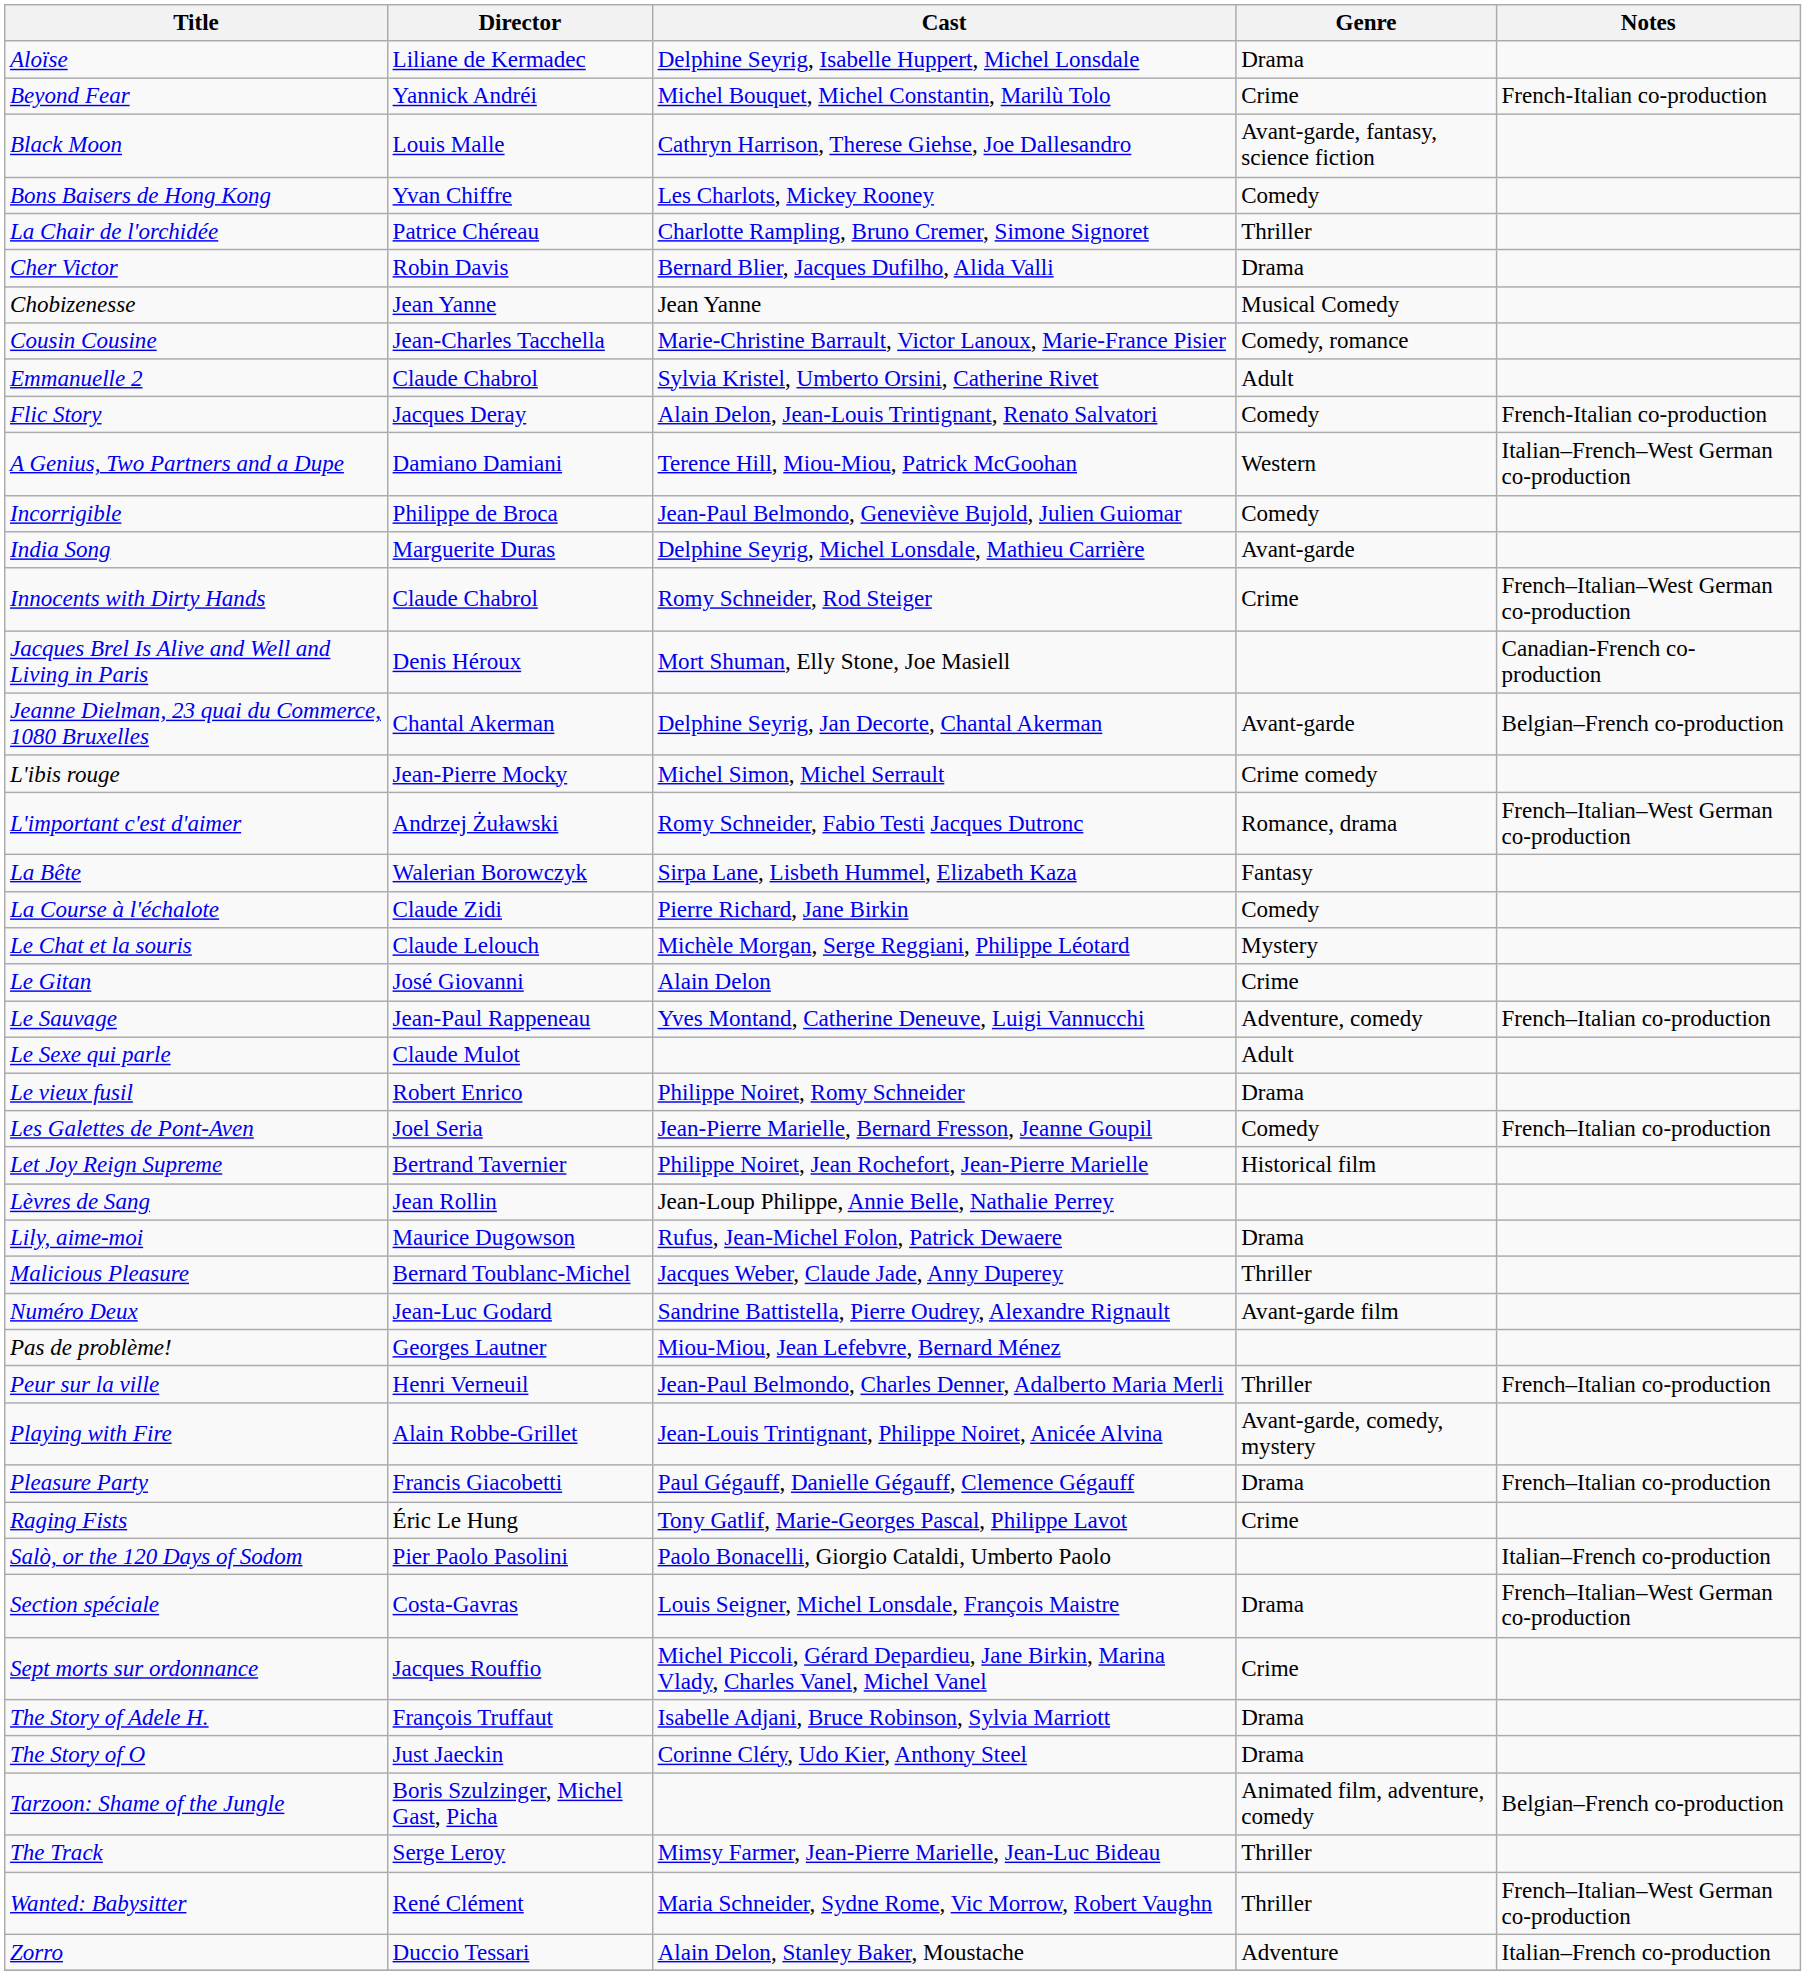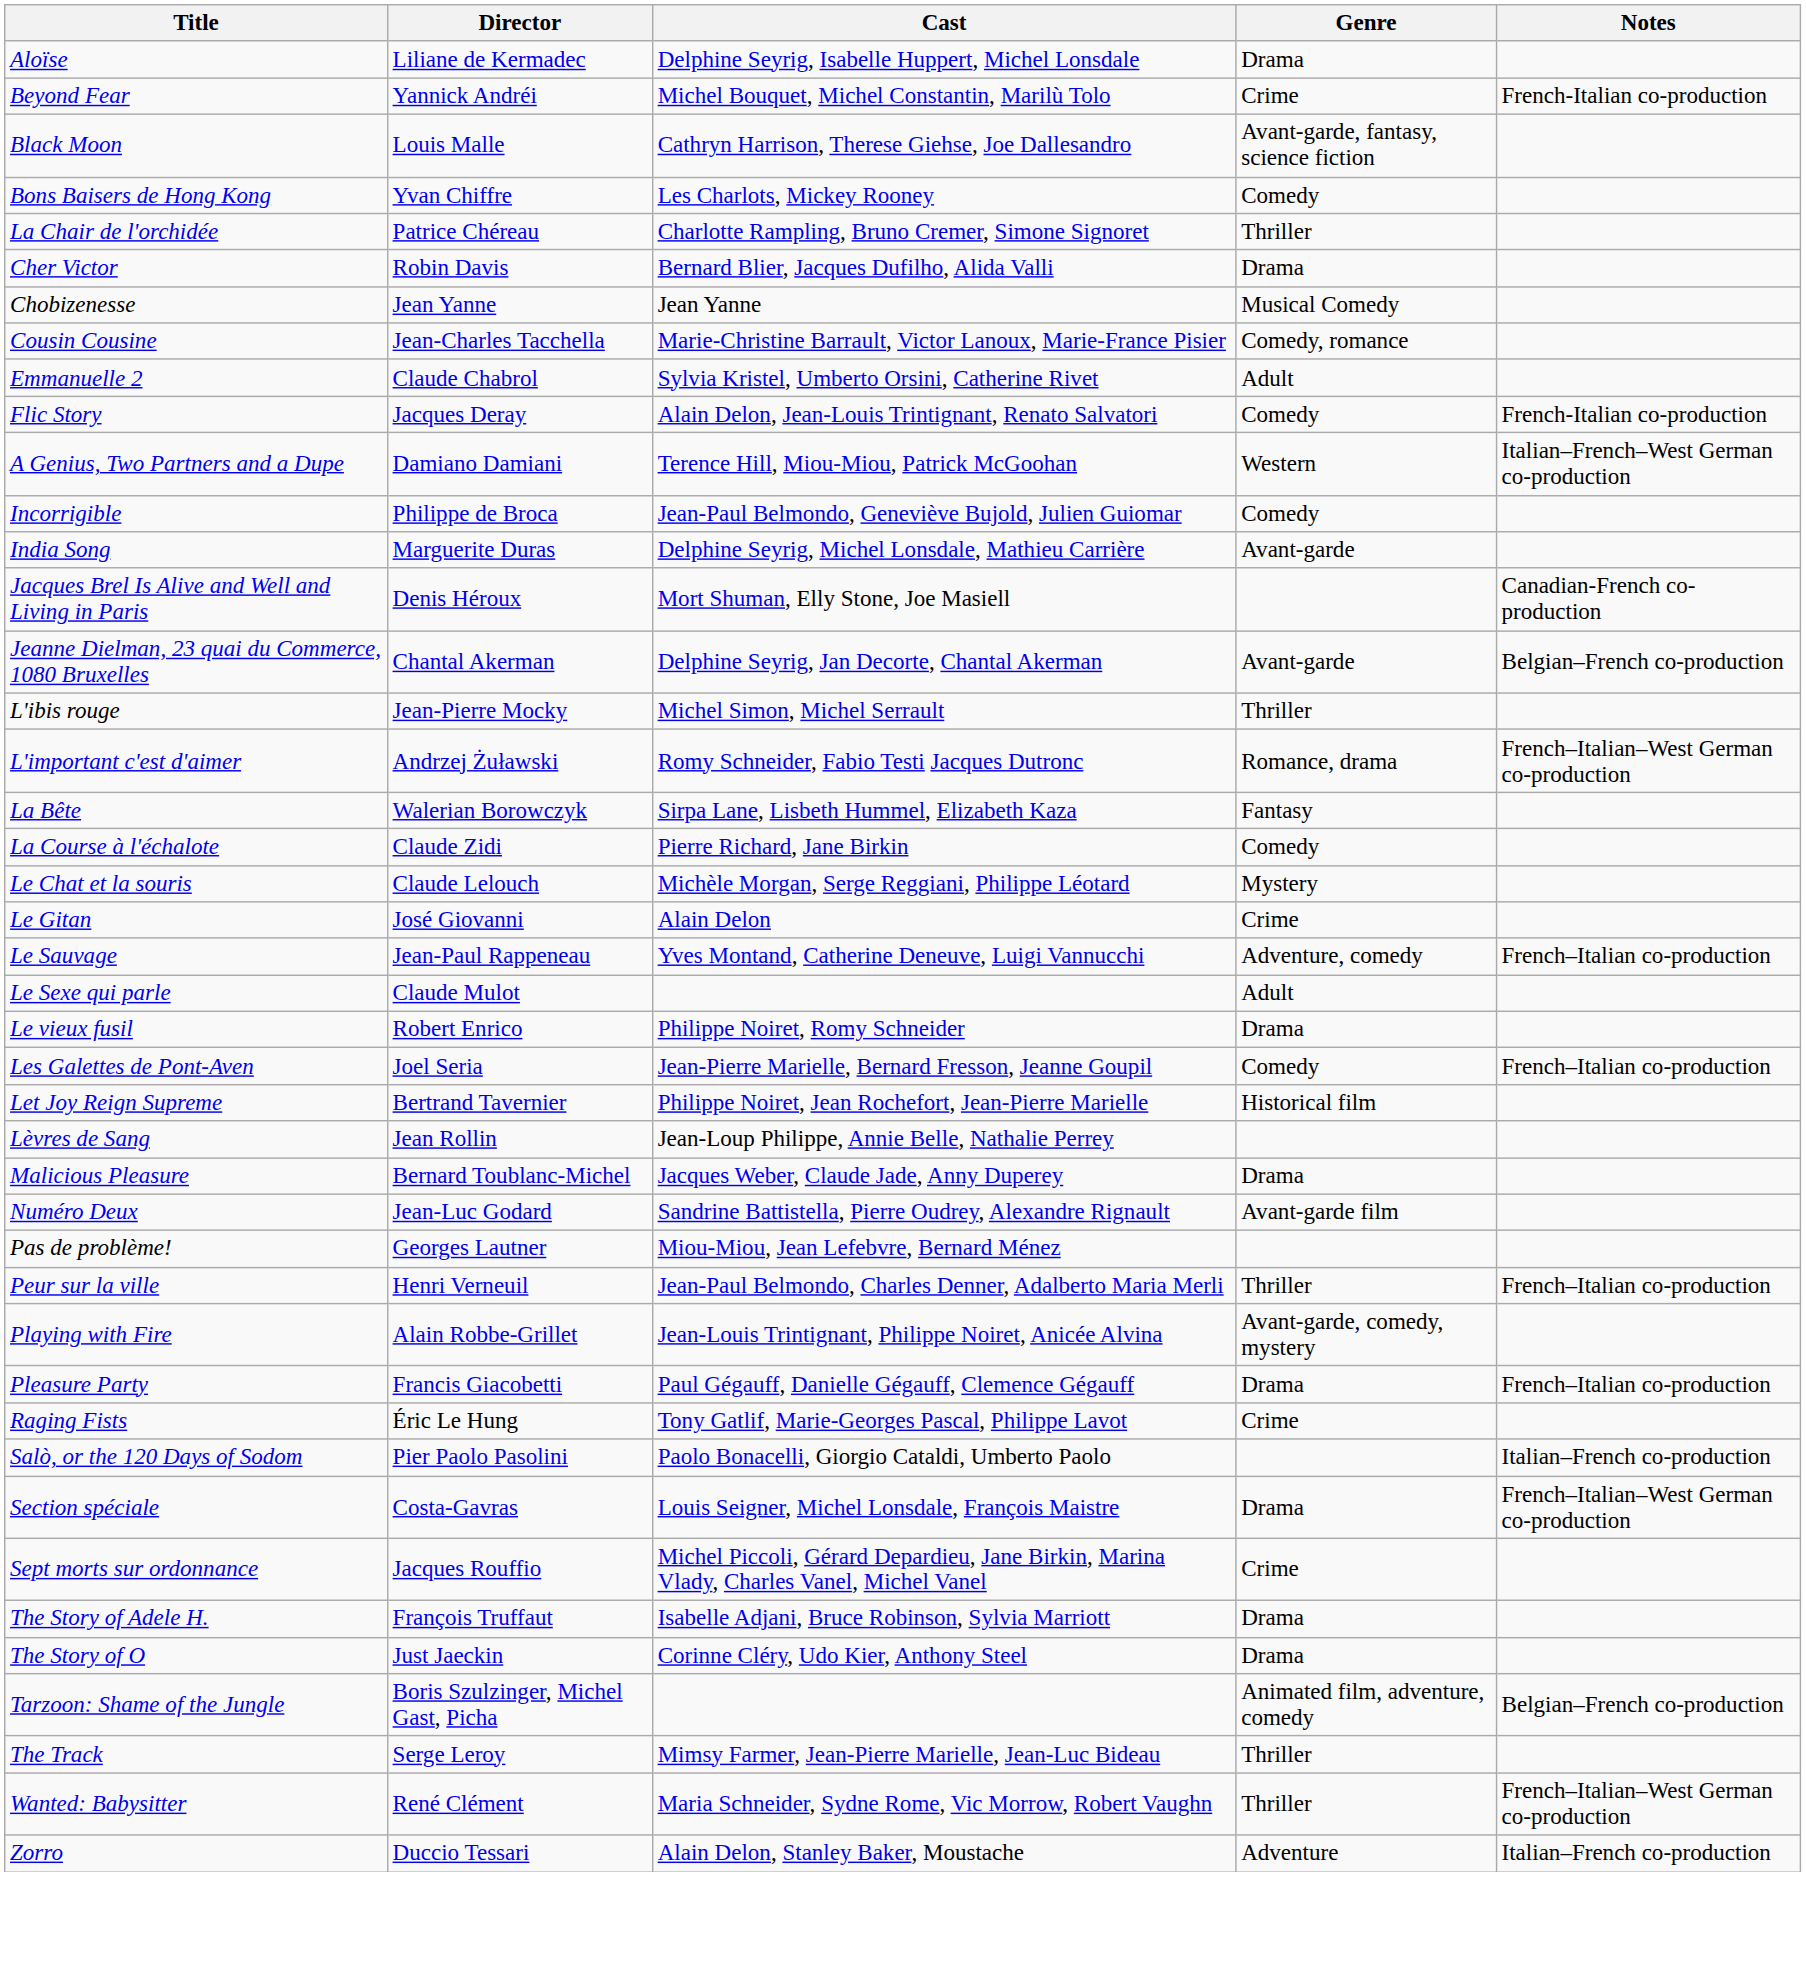- row: (138, 599)
(1309, 773) Crime comedy -> (1276, 711) Thriller
- row: (77, 1237)
(1276, 1274) Thriller -> (1273, 1175) Drama
